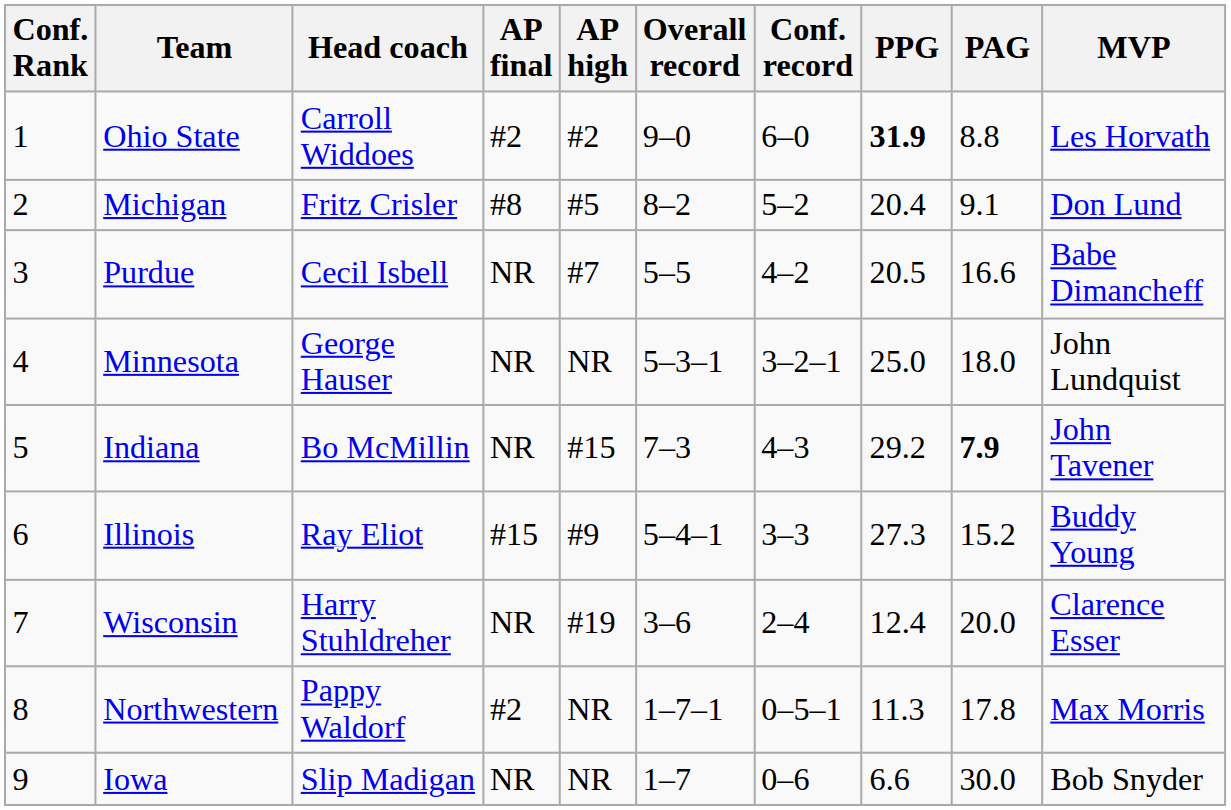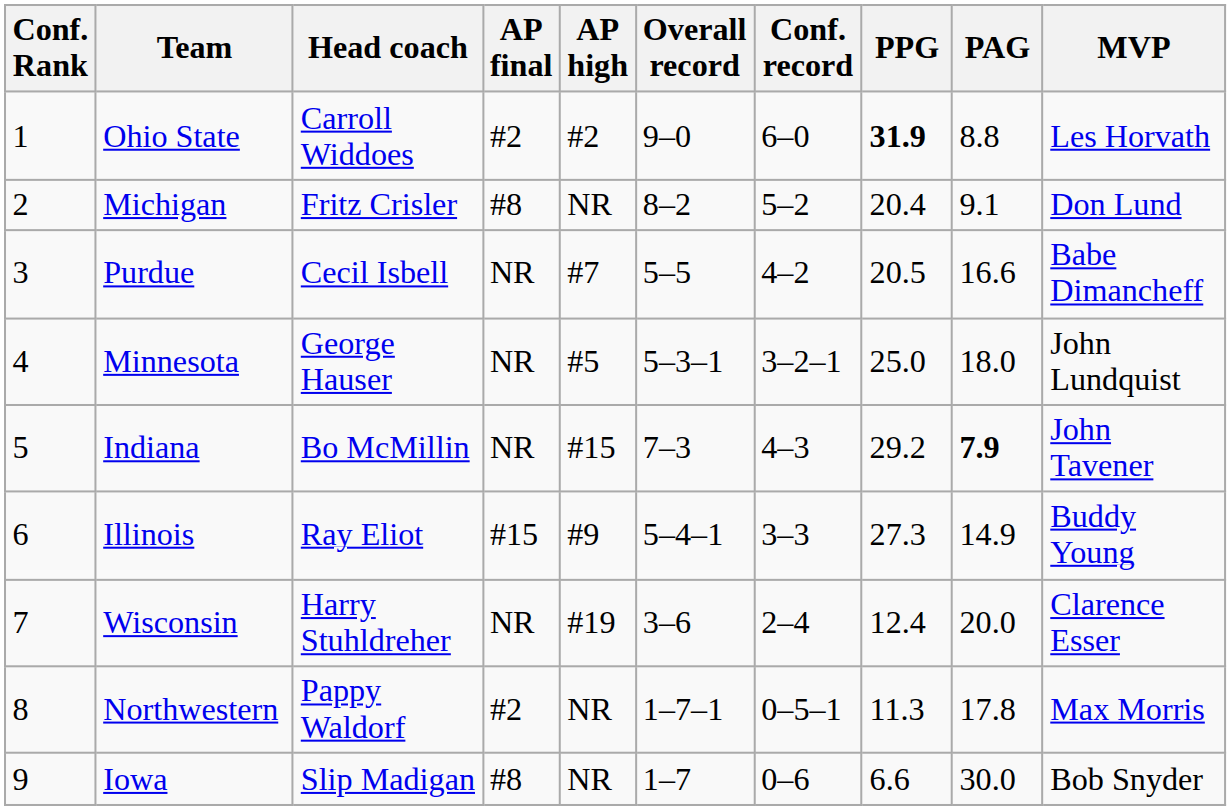(583, 204) #5 -> (590, 204) NR
(590, 360) NR -> (583, 360) #5
(988, 535) 15.2 -> (988, 535) 14.9
(512, 778) NR -> (506, 778) #8
